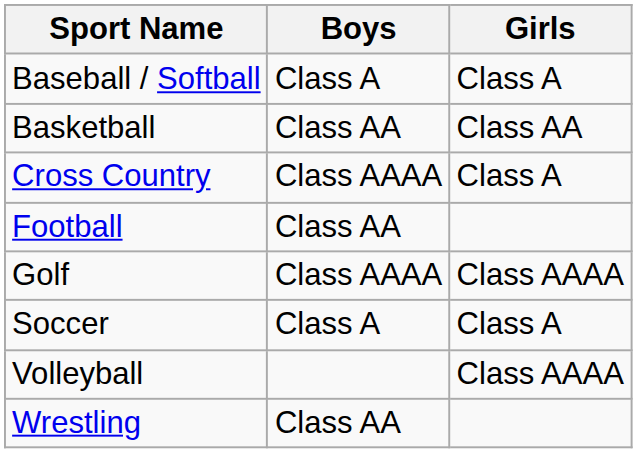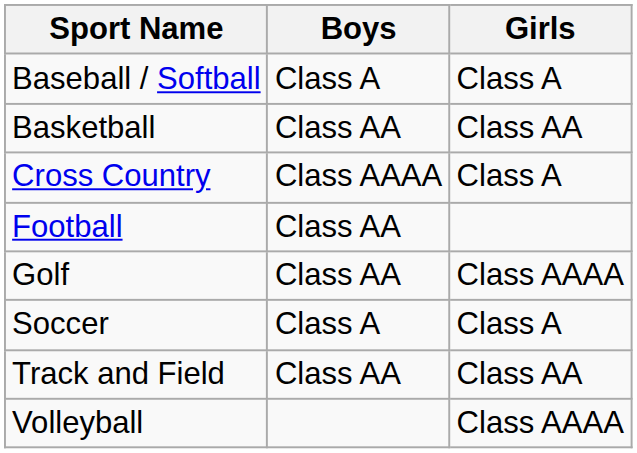(359, 275) Class AAAA -> (338, 275) Class AA
+ row: (119, 373)
- row: (77, 422)
